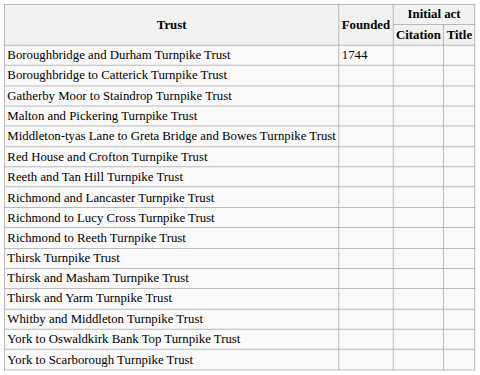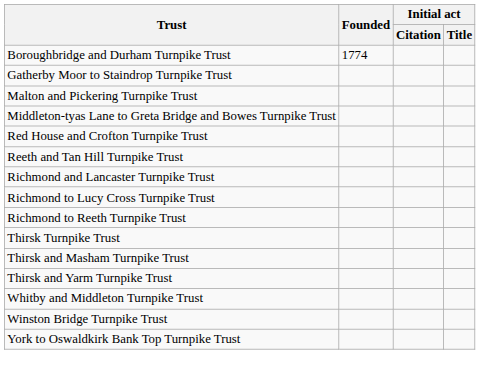(355, 55) 1744 -> (355, 55) 1774
- row: (117, 75)
+ row: (87, 319)
- row: (100, 359)
